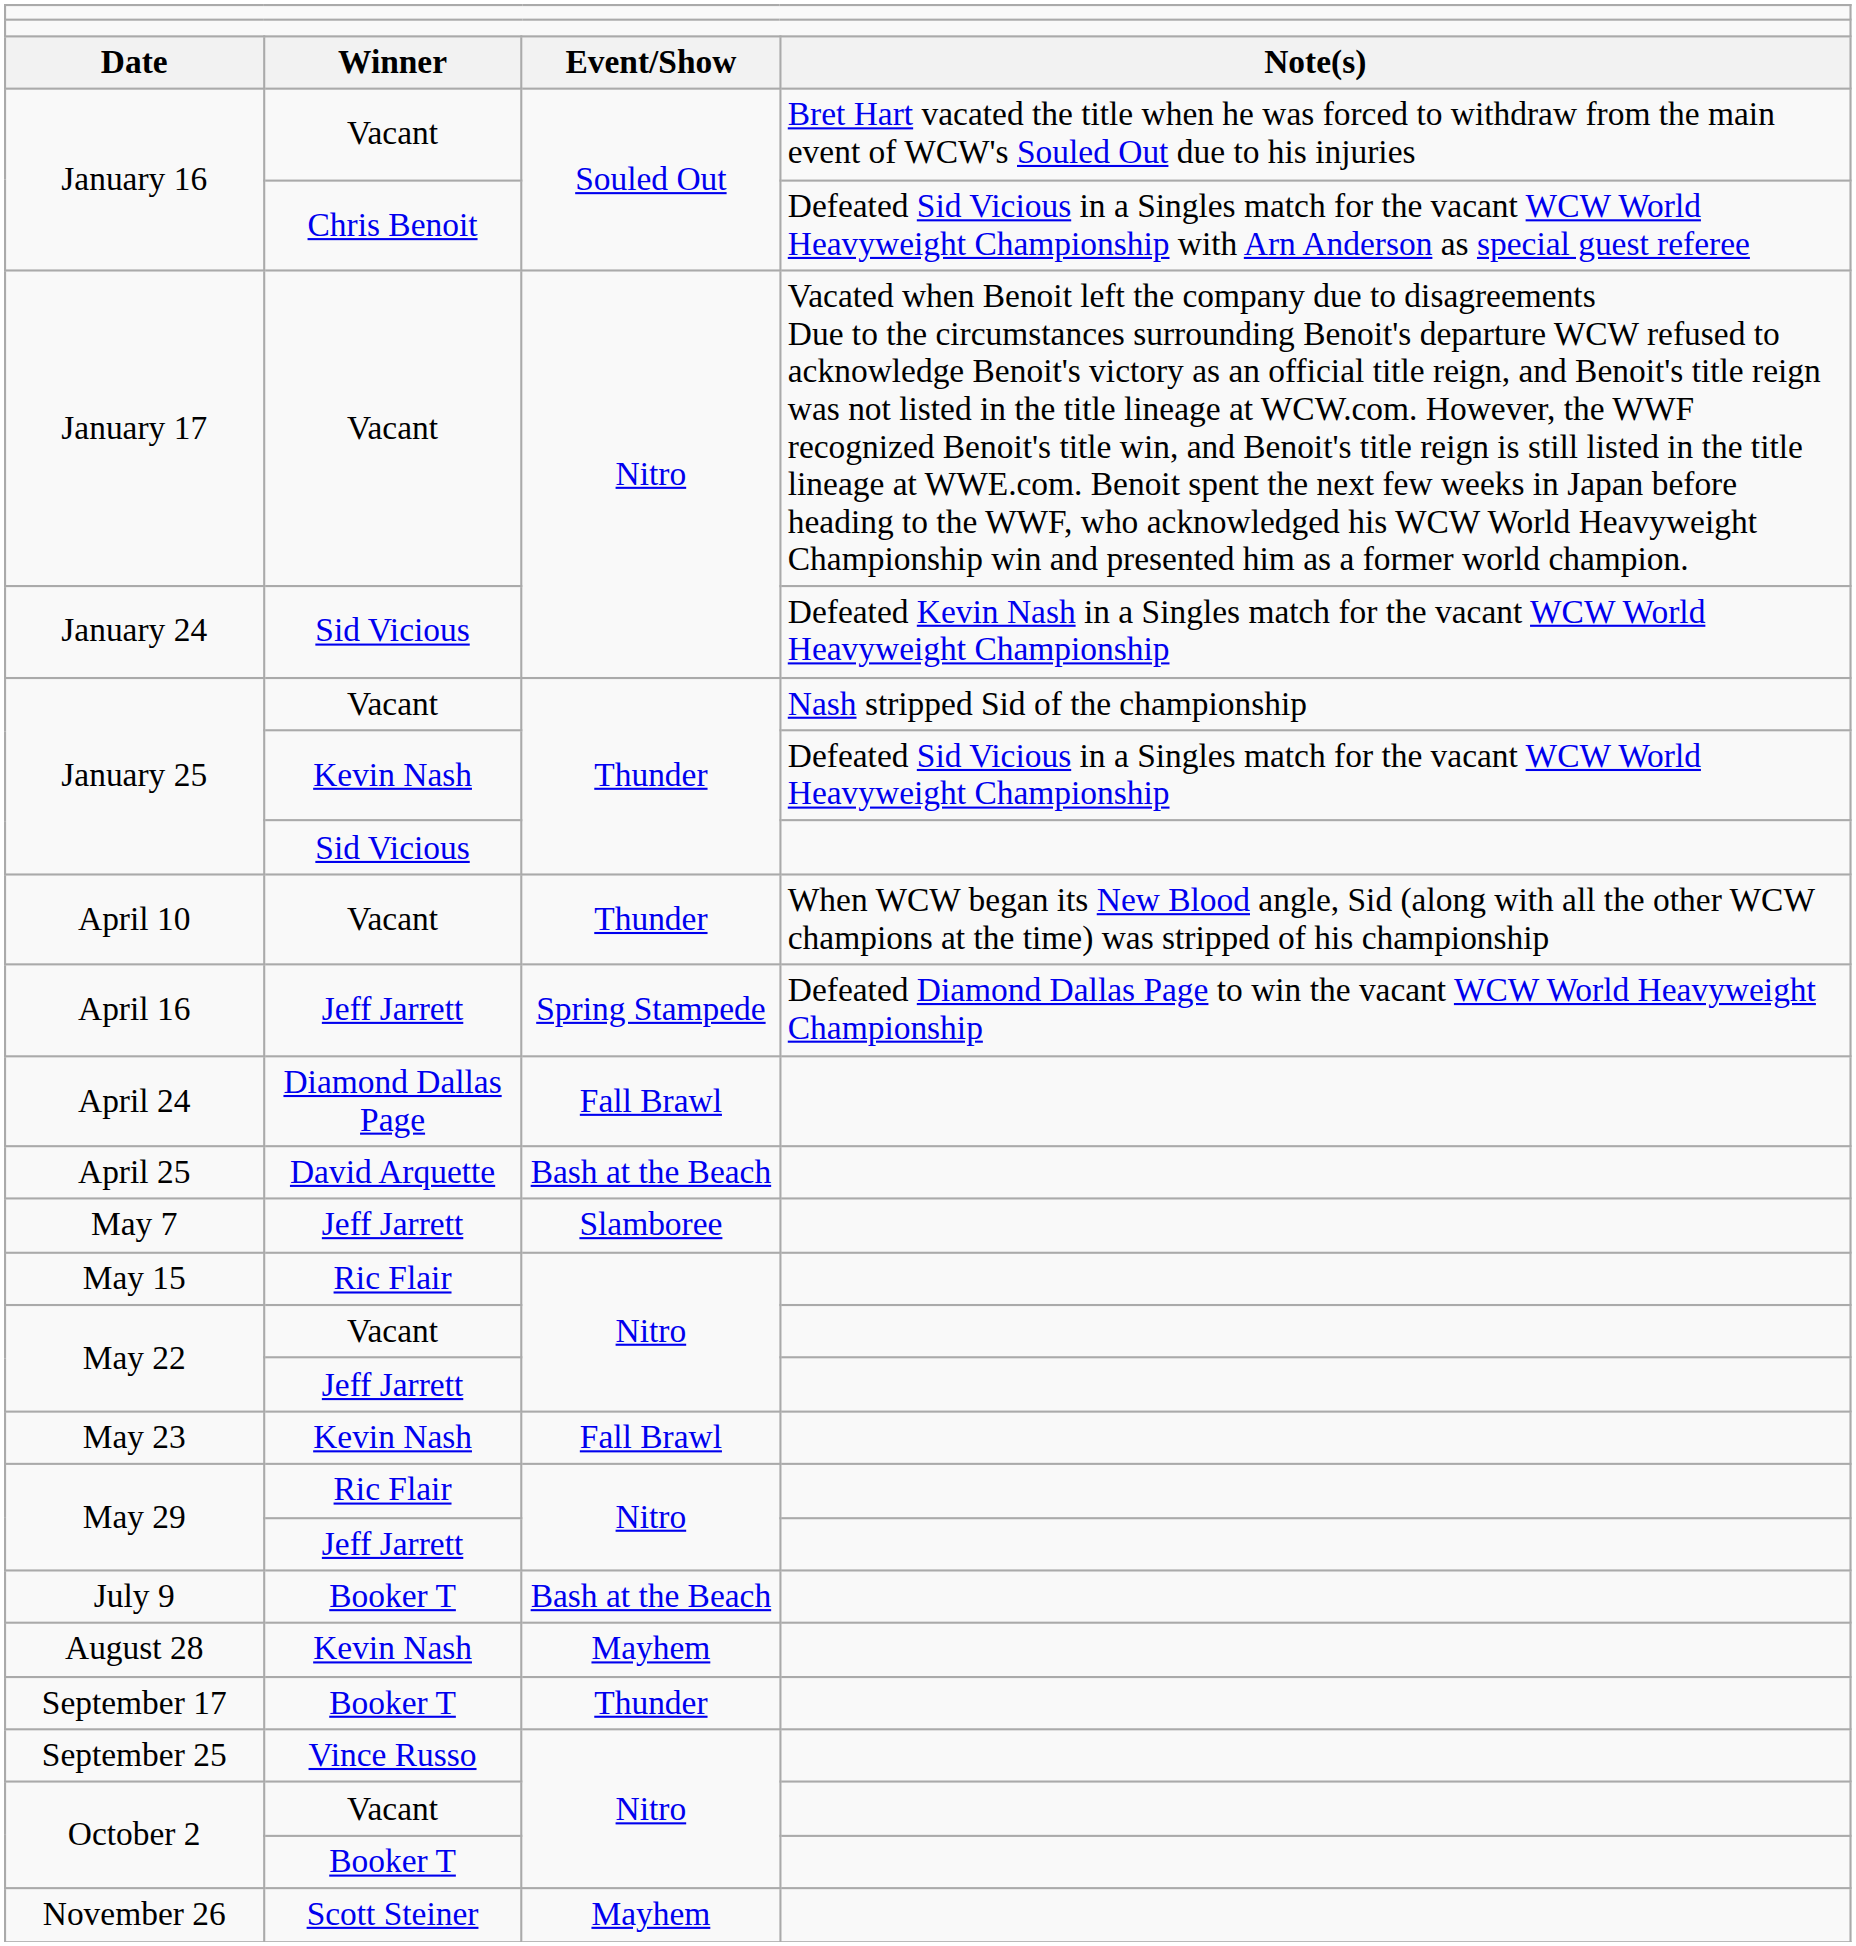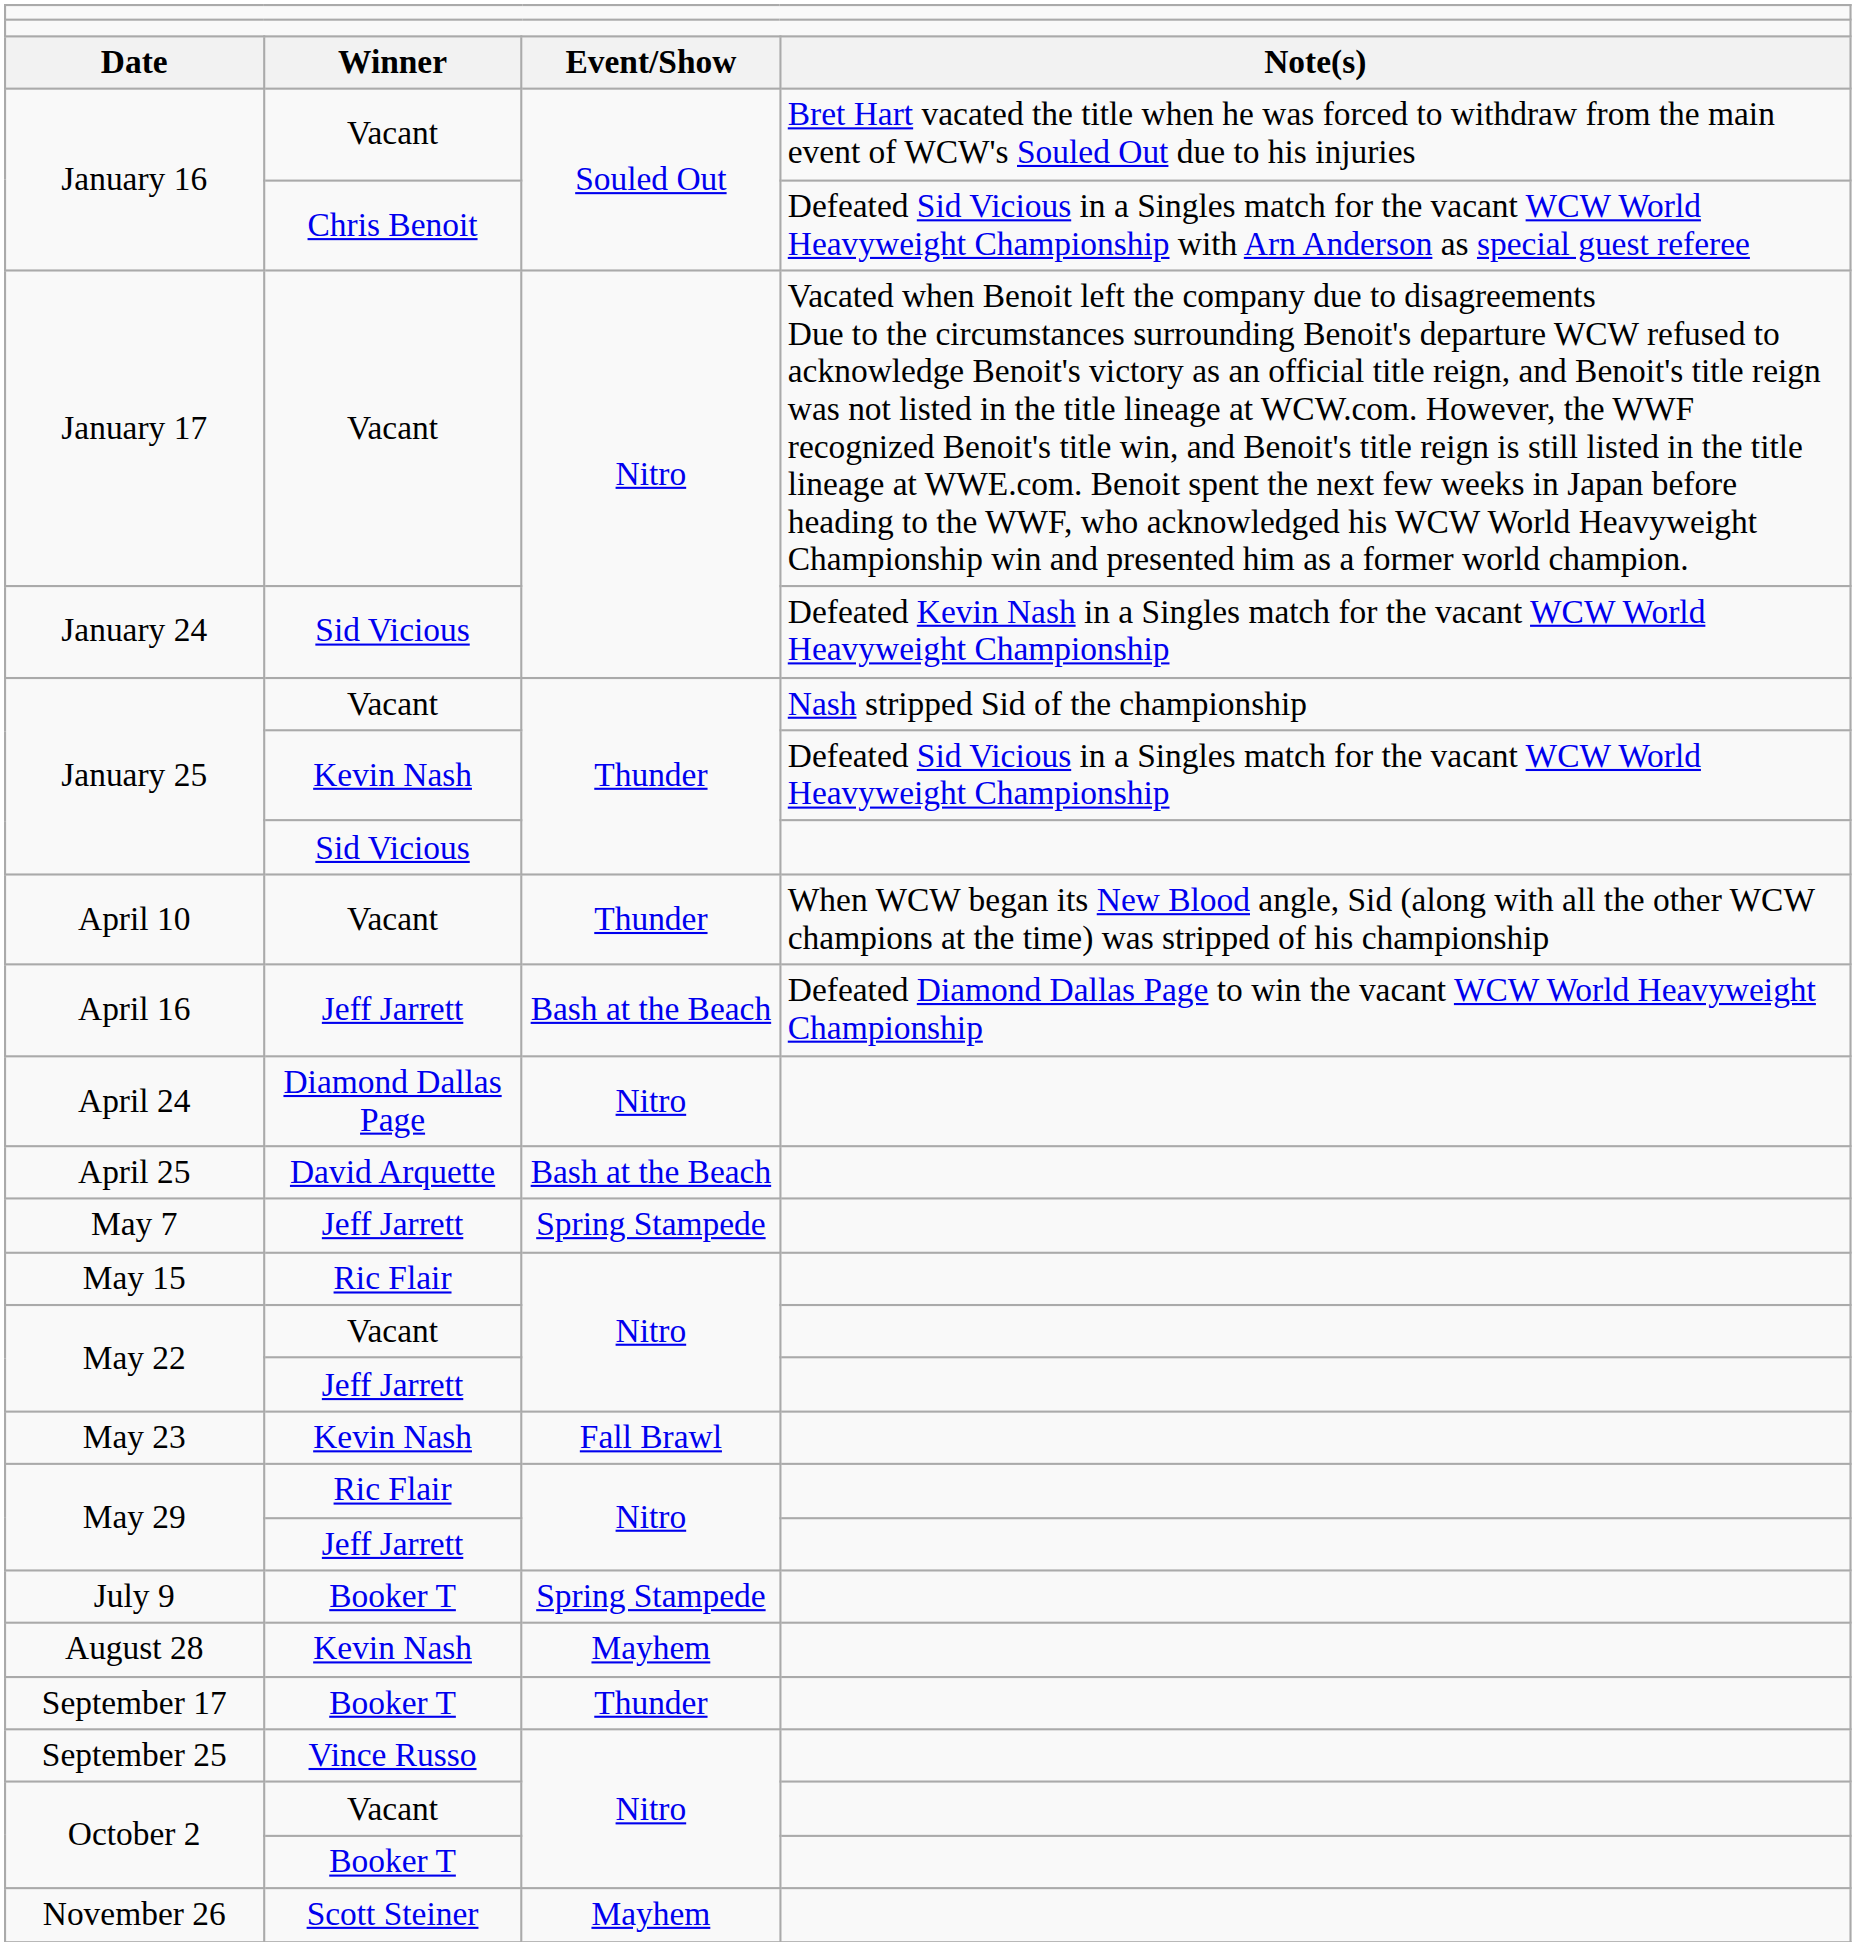(651, 1009) Spring Stampede -> (651, 1009) Bash at the Beach
(651, 1100) Fall Brawl -> (651, 1100) Nitro
(651, 1224) Slamboree -> (651, 1224) Spring Stampede
(651, 1596) Bash at the Beach -> (651, 1596) Spring Stampede
